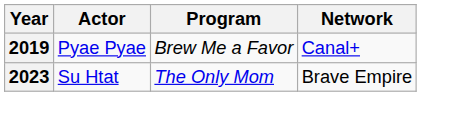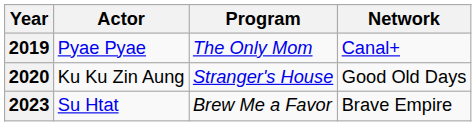(224, 47) Brew Me a Favor -> (253, 47) The Only Mom
+ row: (29, 76)
(214, 76) The Only Mom -> (262, 105) Brew Me a Favor
